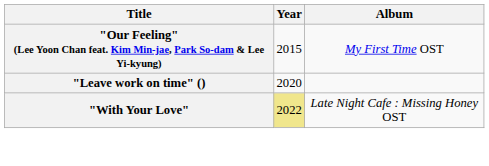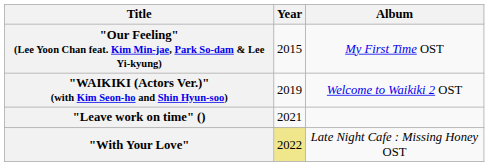+ row: (139, 90)
(289, 83) 2020 -> (290, 117) 2021
